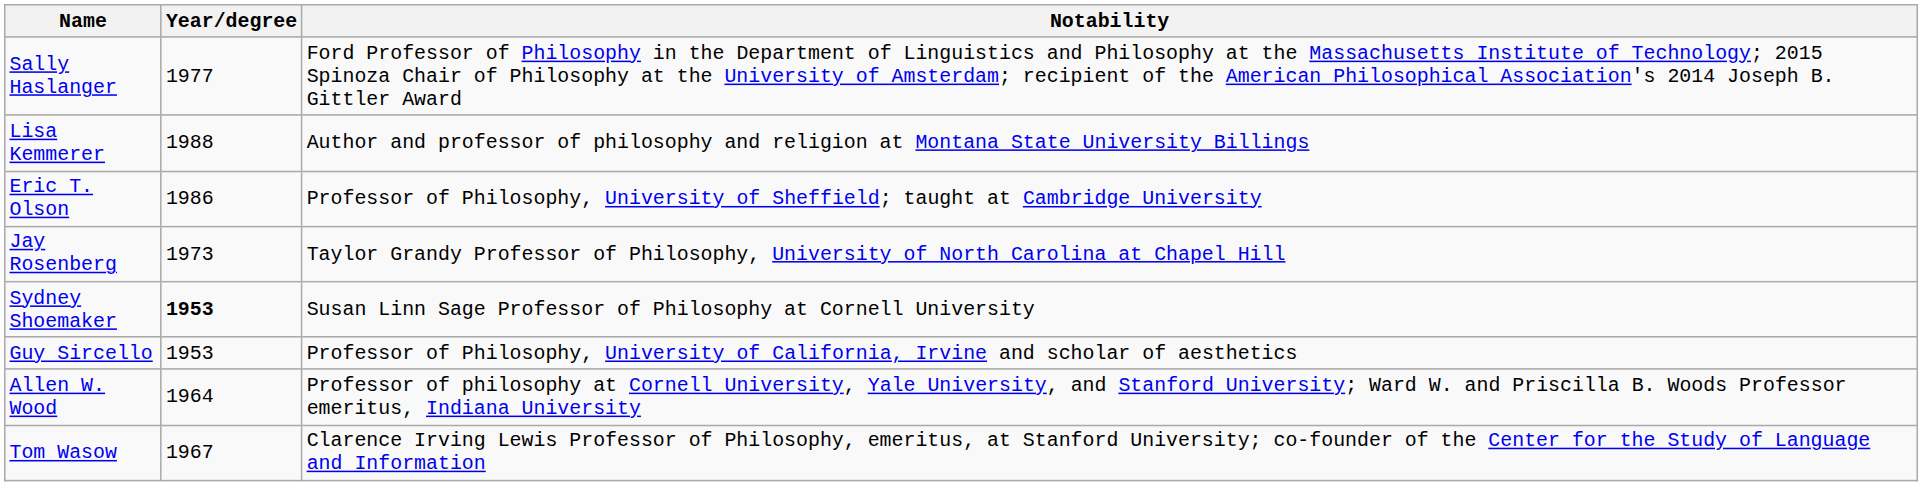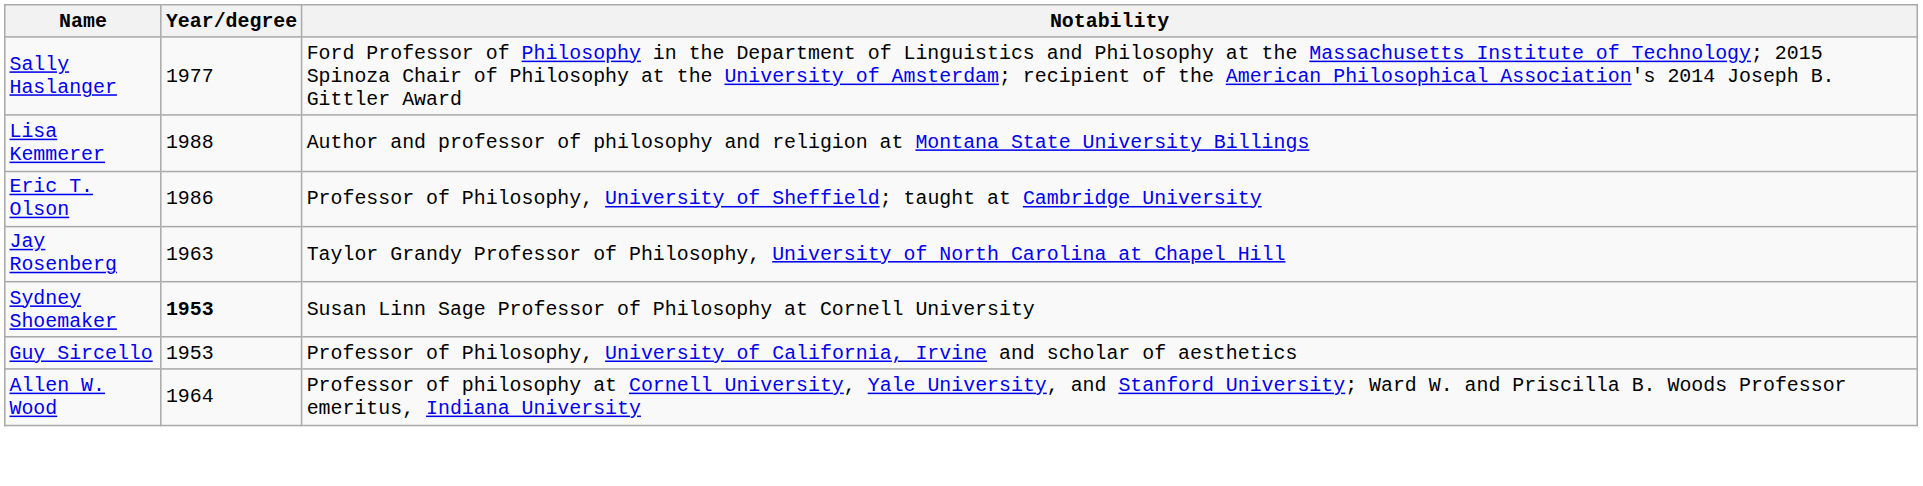(190, 254) 1973 -> (190, 254) 1963
- row: (63, 452)
